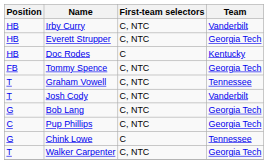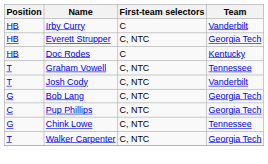(134, 26) C, NTC -> (123, 26) C
- row: (77, 68)
(123, 139) C -> (134, 125) C, NTC
